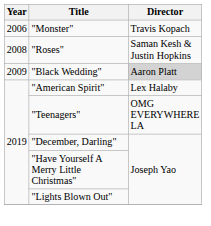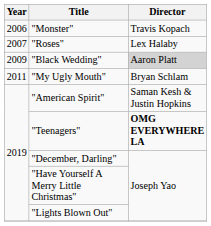(17, 50) 2008 -> (17, 44) 2007
(161, 50) Saman Kesh & Justin Hopkins -> (154, 44) Lex Halaby
+ row: (69, 76)
(154, 87) Lex Halaby -> (161, 98) Saman Kesh & Justin Hopkins
(165, 115) normal -> (167, 131) bold
